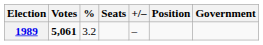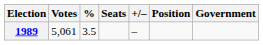(64, 31) bold -> (64, 31) normal
(89, 31) 3.2 -> (89, 31) 3.5
